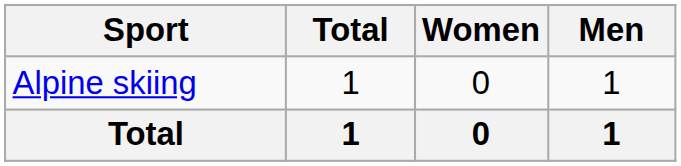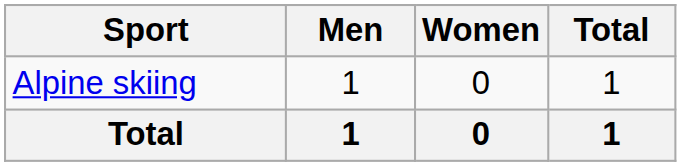columns swapped: (611, 30) <-> (351, 30)
